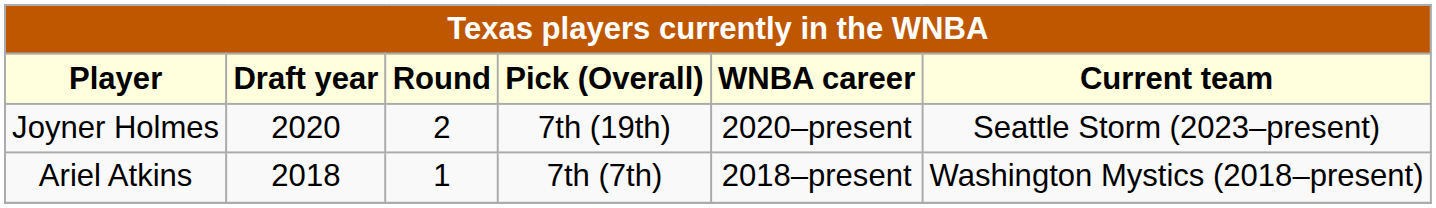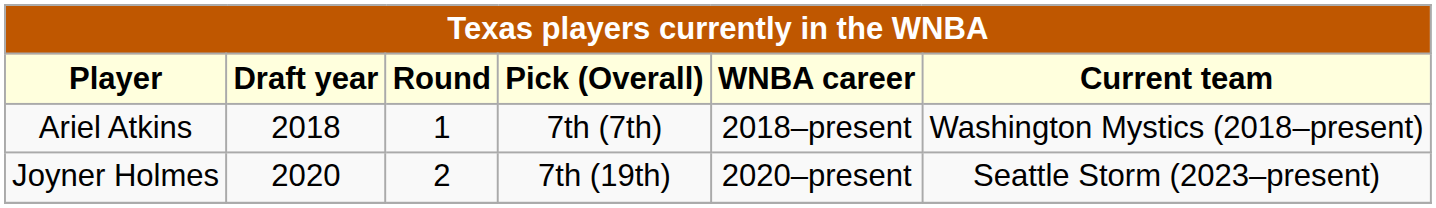rows swapped: (116, 176) <-> (116, 127)
